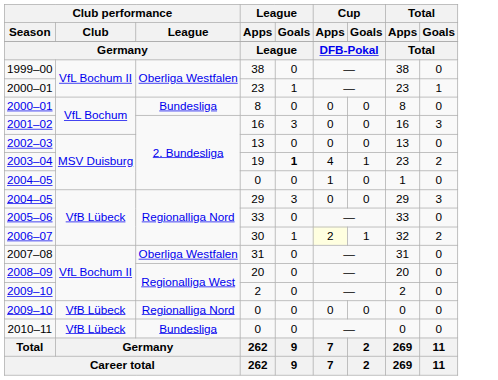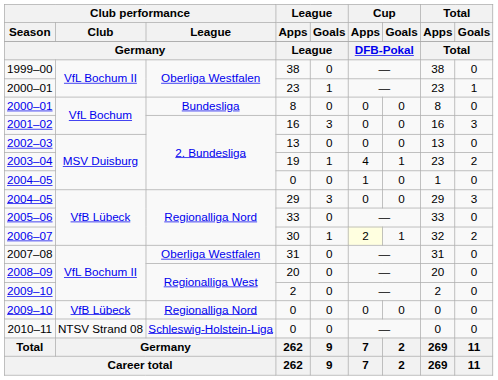(294, 161) bold -> (329, 161) normal
(96, 328) VfB Lübeck -> (100, 328) NTSV Strand 08
(188, 328) Bundesliga -> (211, 328) Schleswig-Holstein-Liga
